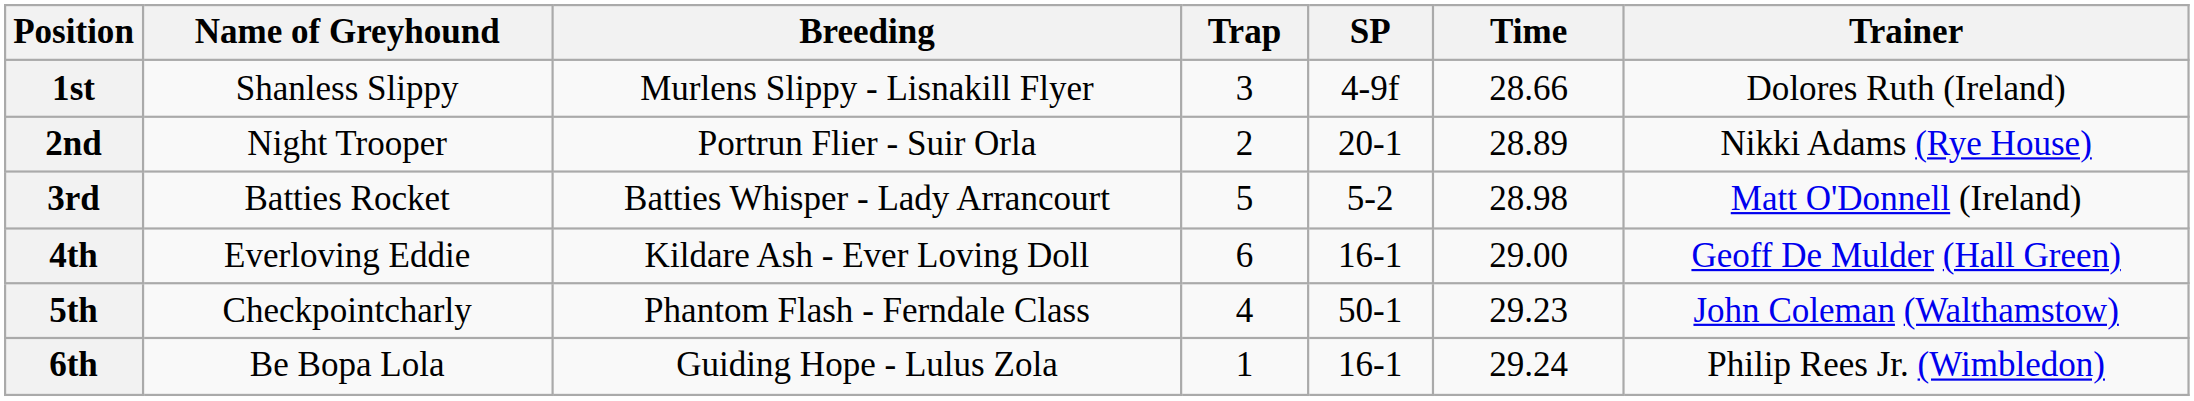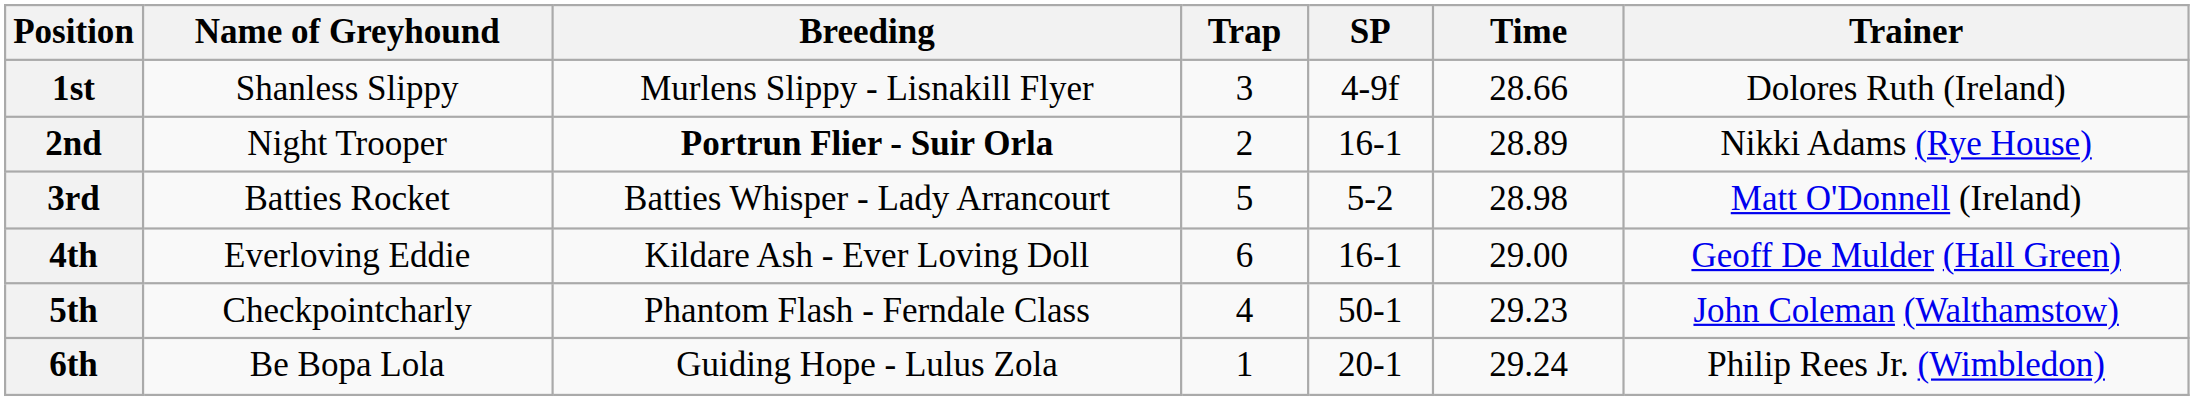(867, 143) normal -> (867, 143) bold
(1370, 143) 20-1 -> (1370, 143) 16-1
(1370, 365) 16-1 -> (1370, 365) 20-1
